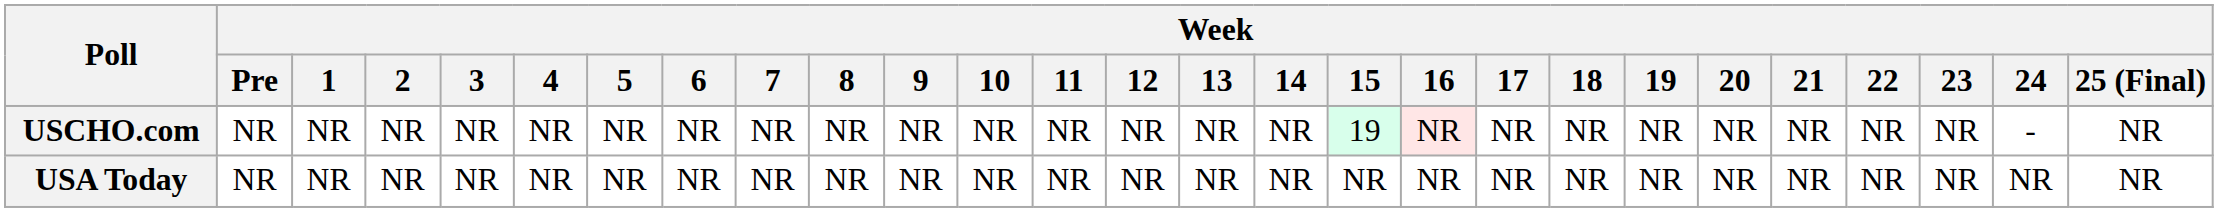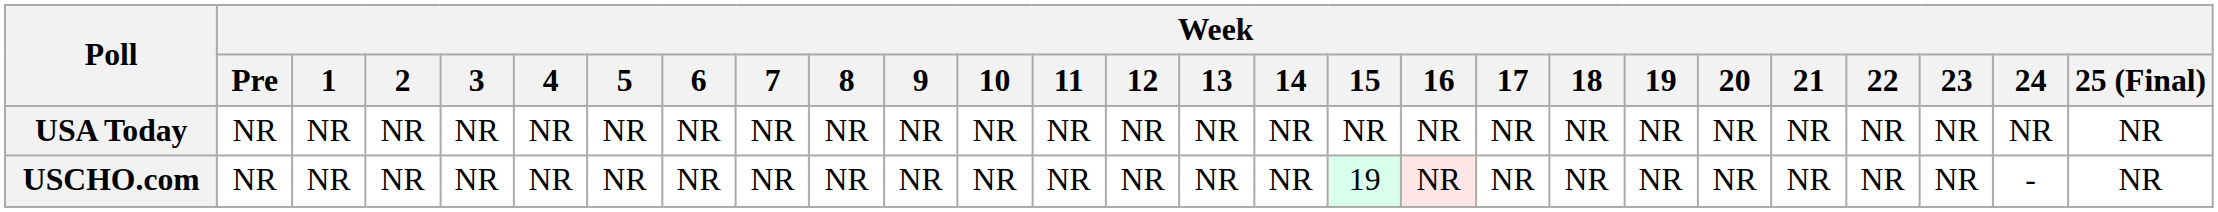rows swapped: (111, 130) <-> (111, 180)
